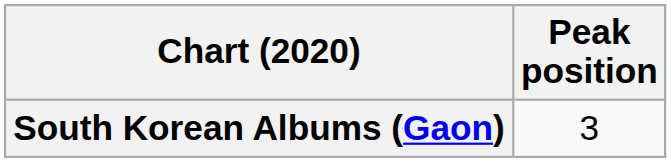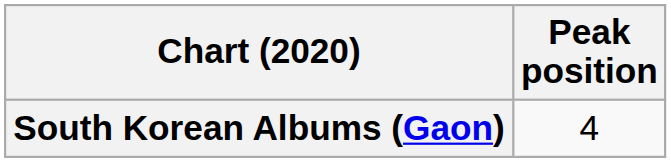(589, 127) 3 -> (589, 127) 4
